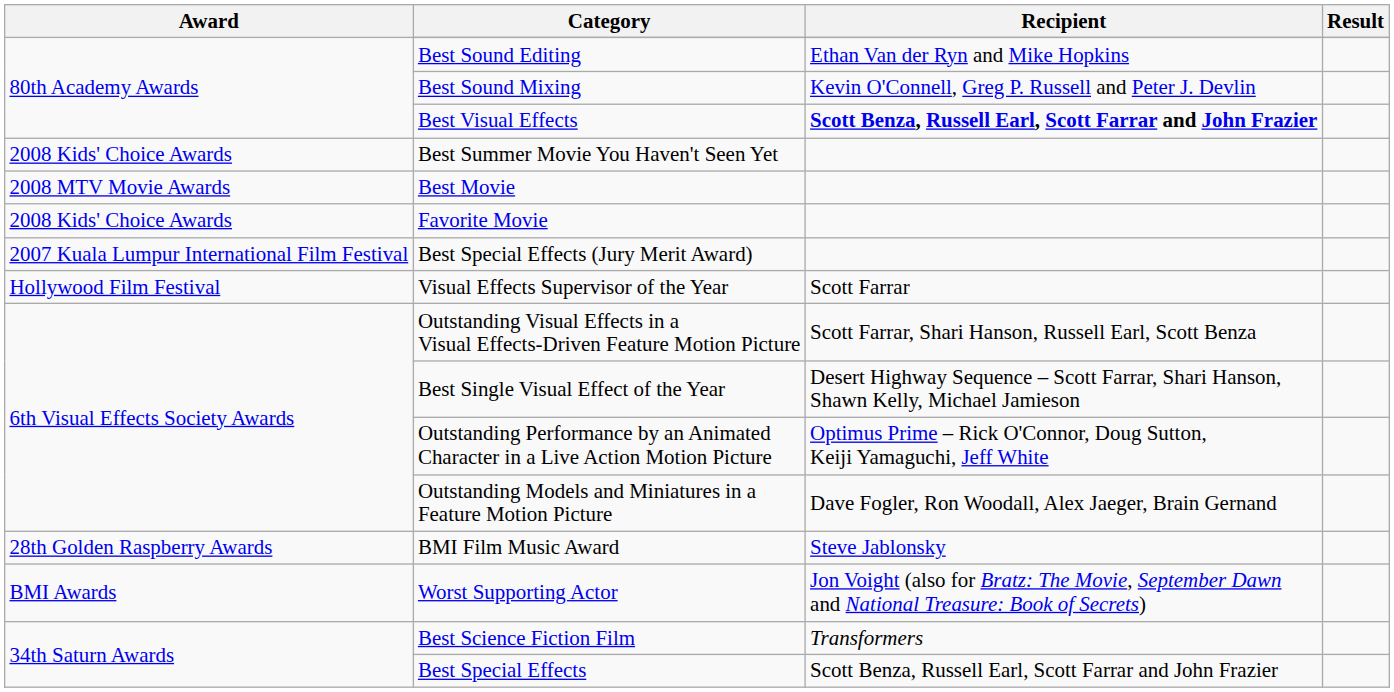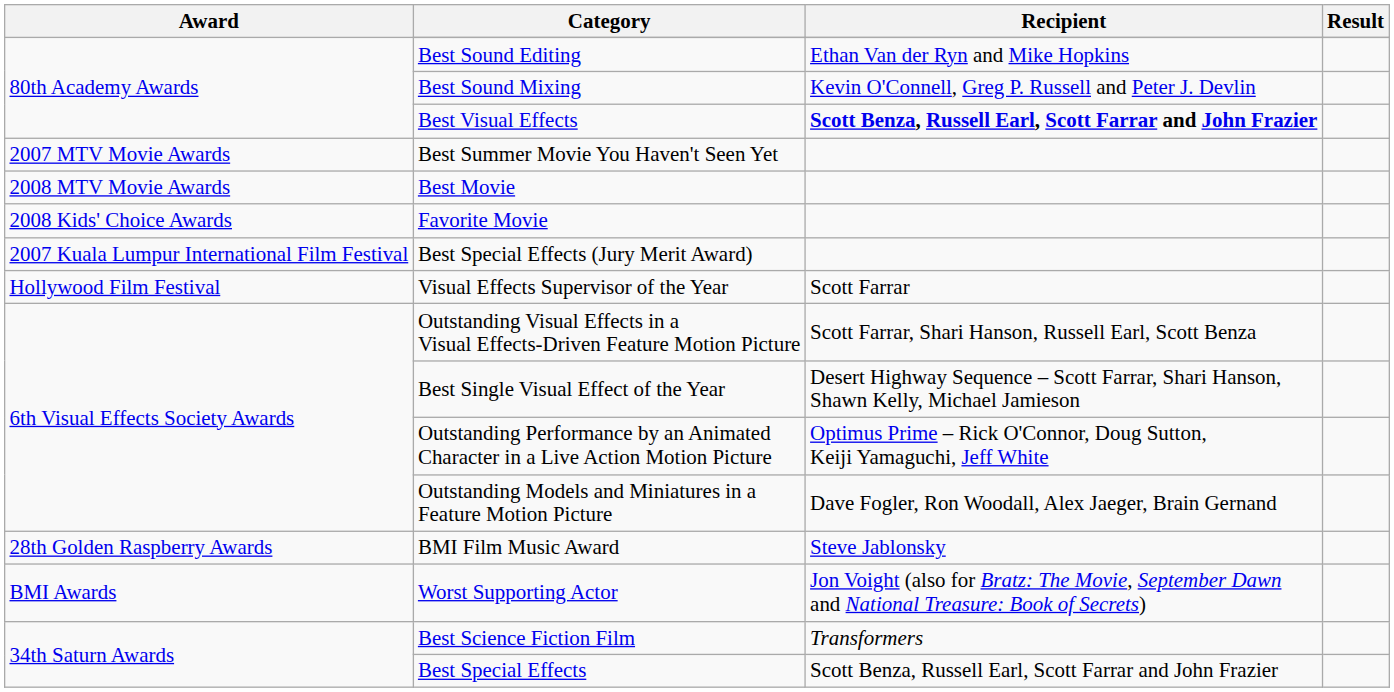(121, 154) 2008 Kids' Choice Awards -> (120, 154) 2007 MTV Movie Awards
